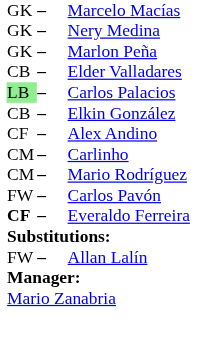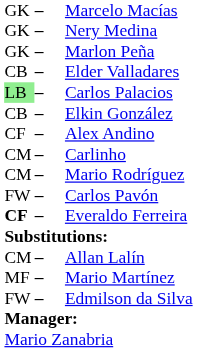(20, 257) FW -> (18, 257) CM
+ row: (120, 277)
+ row: (129, 298)
